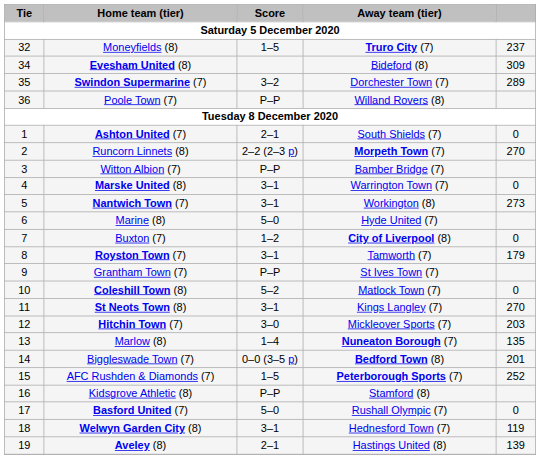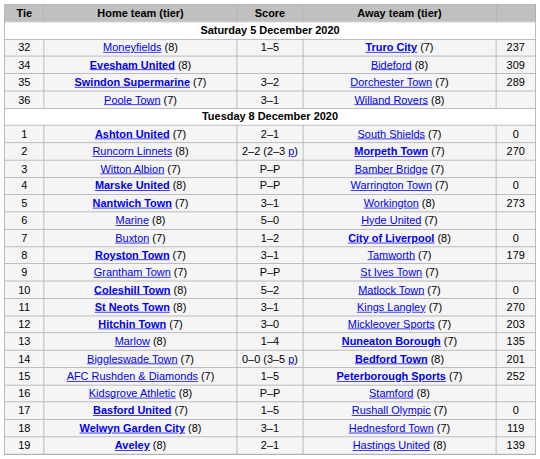(270, 100) P–P -> (270, 100) 3–1
(270, 186) 3–1 -> (270, 186) P–P
(270, 411) 5–0 -> (270, 411) 1–5
